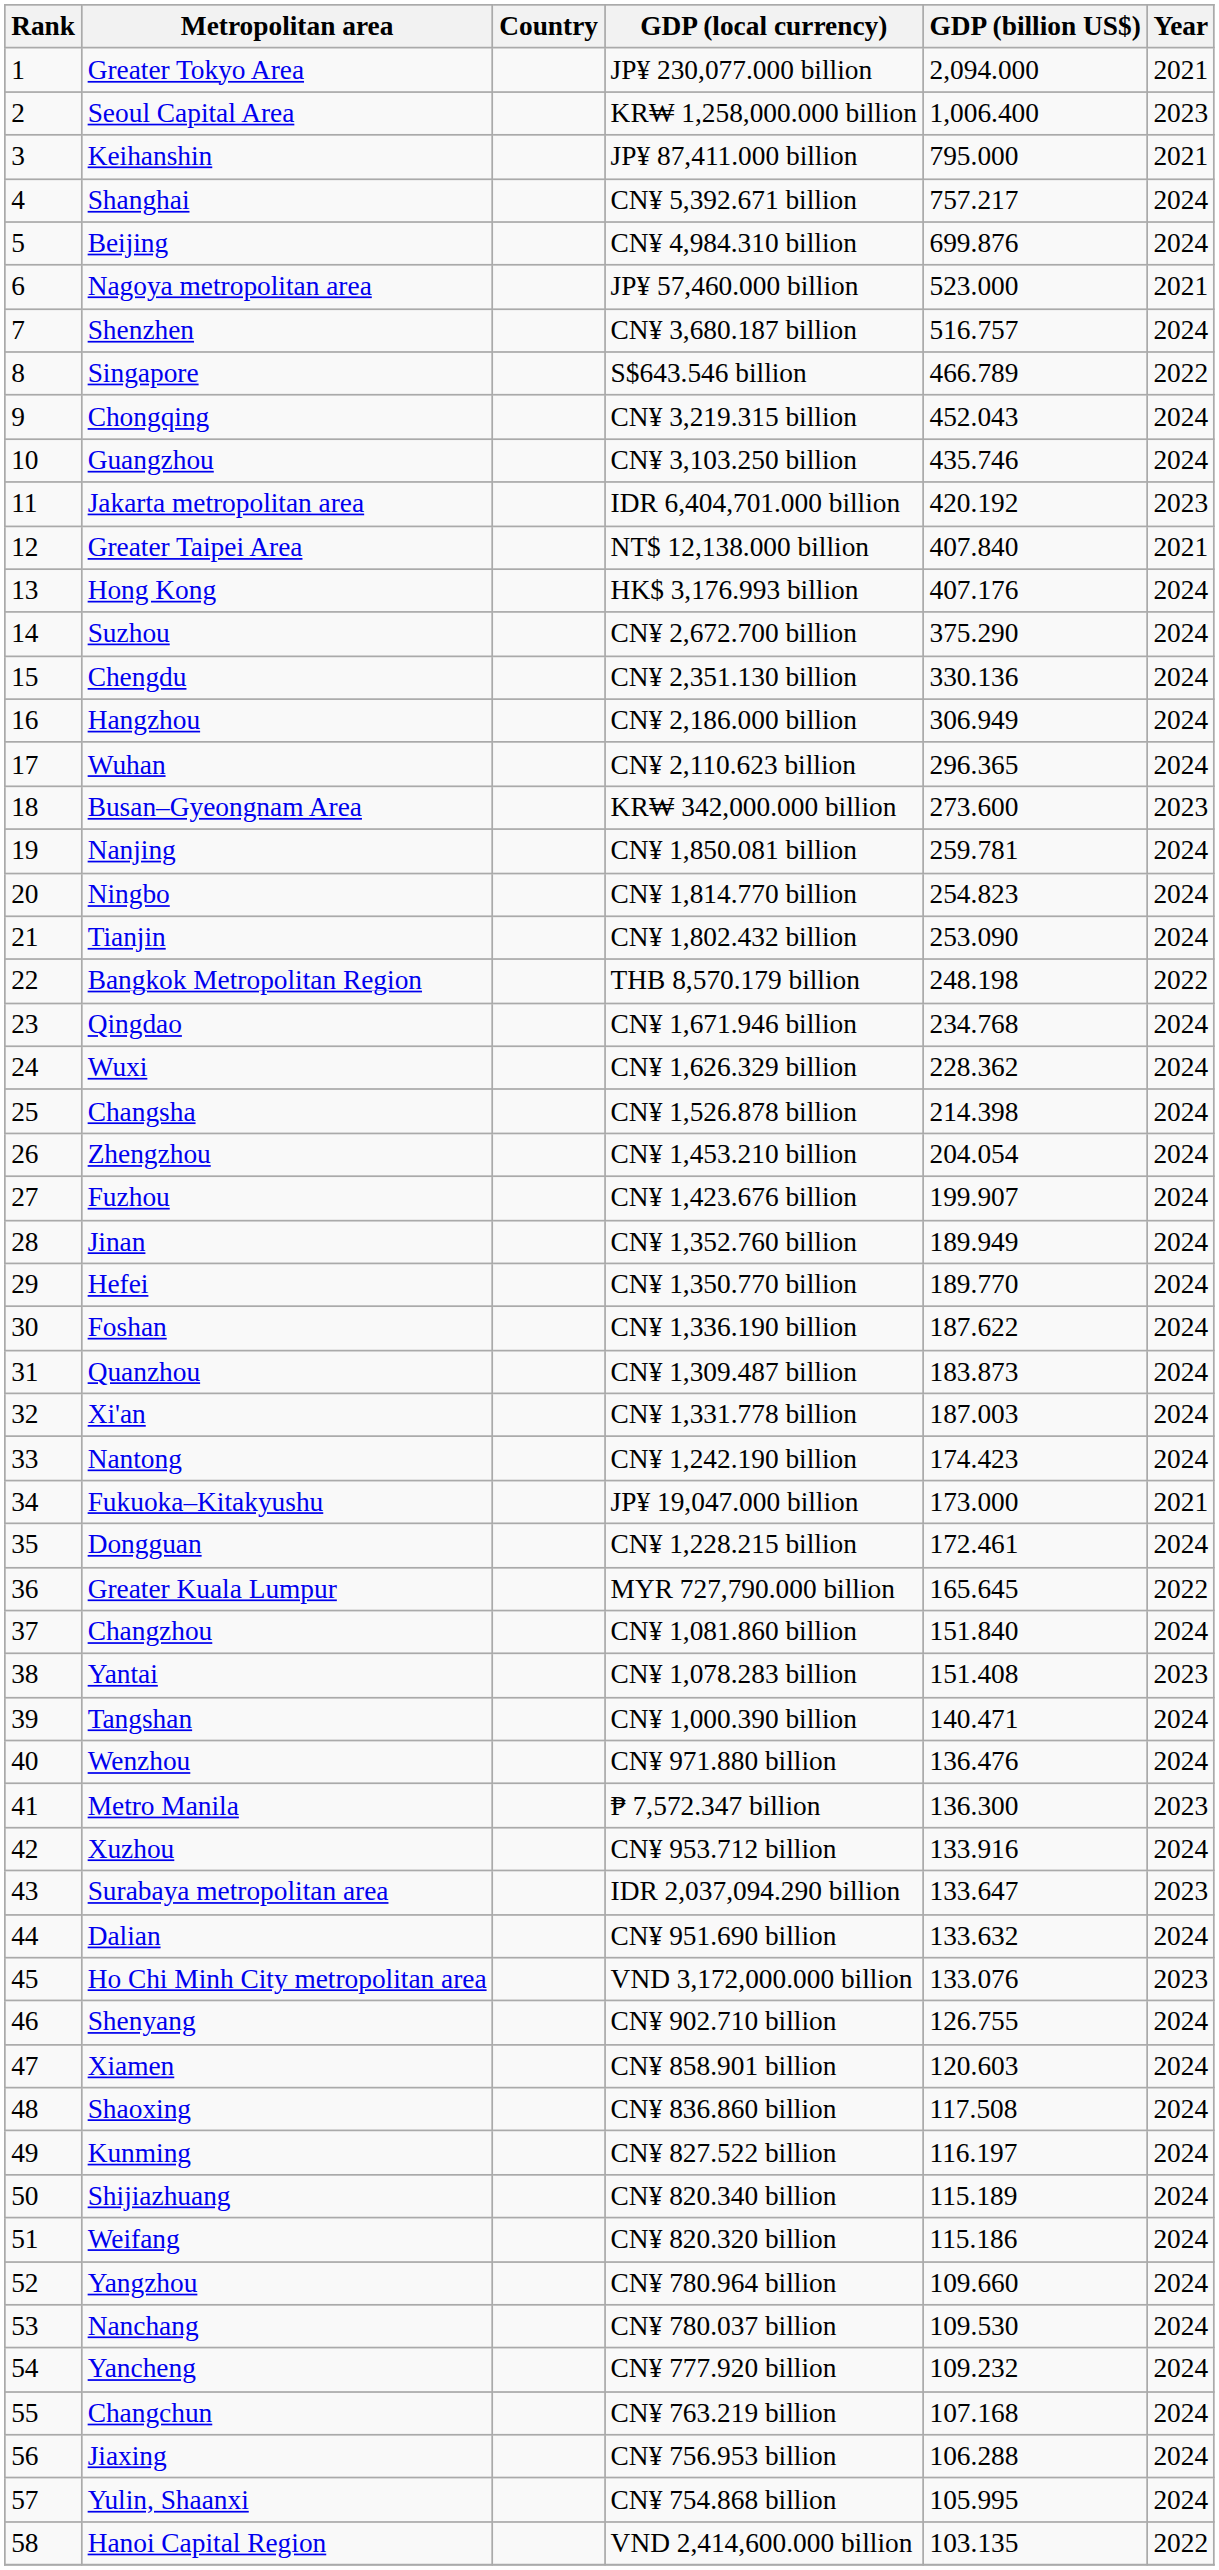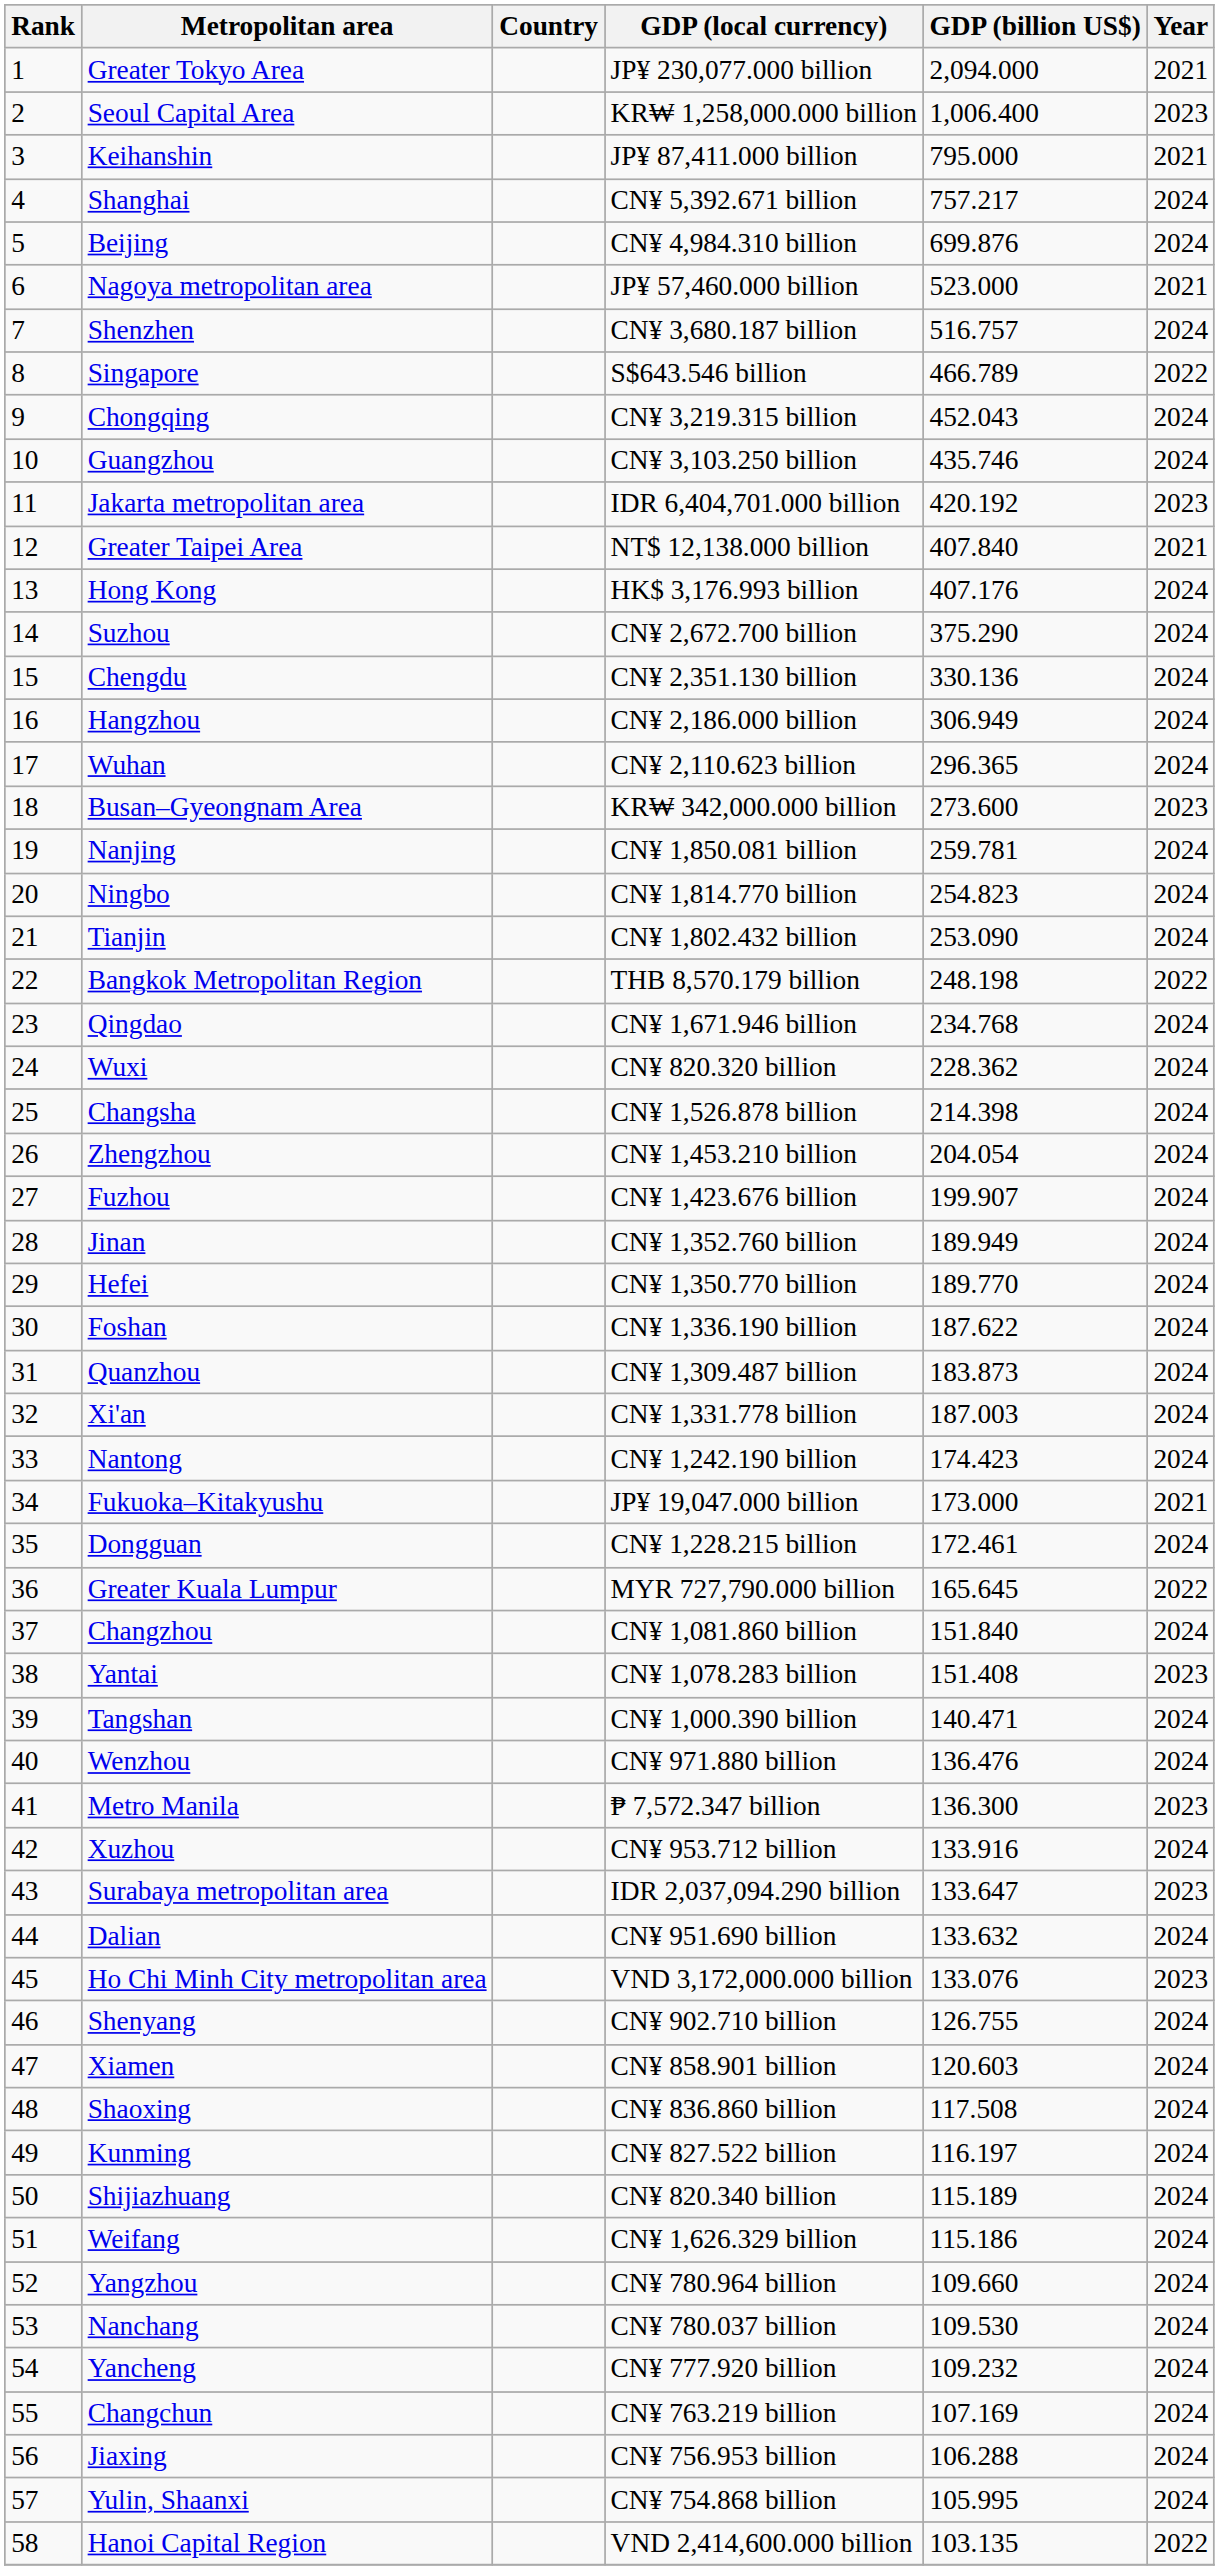(734, 1067) CN¥ 1,626.329 billion -> (723, 1067) CN¥ 820.320 billion
(723, 2239) CN¥ 820.320 billion -> (734, 2239) CN¥ 1,626.329 billion
(974, 2412) 107.168 -> (974, 2412) 107.169
